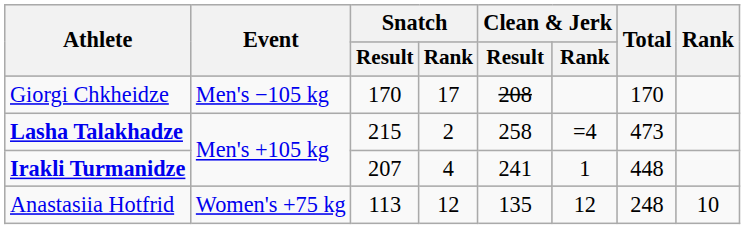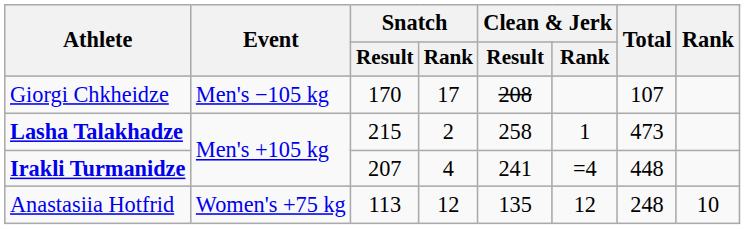(647, 94) 170 -> (647, 94) 107
(585, 131) =4 -> (585, 131) 1
(585, 168) 1 -> (585, 168) =4
